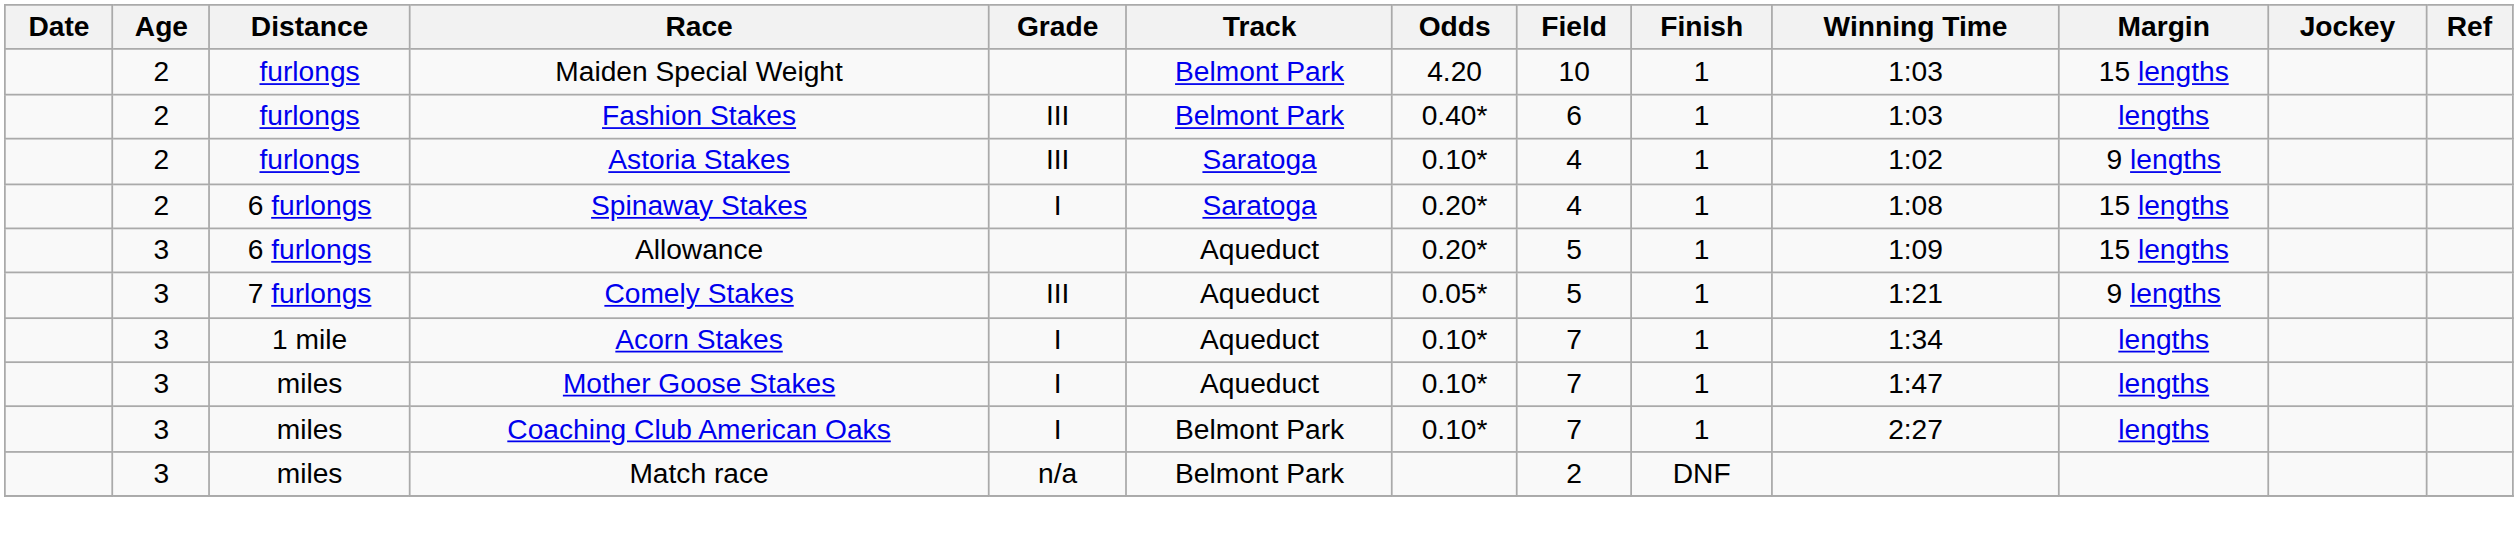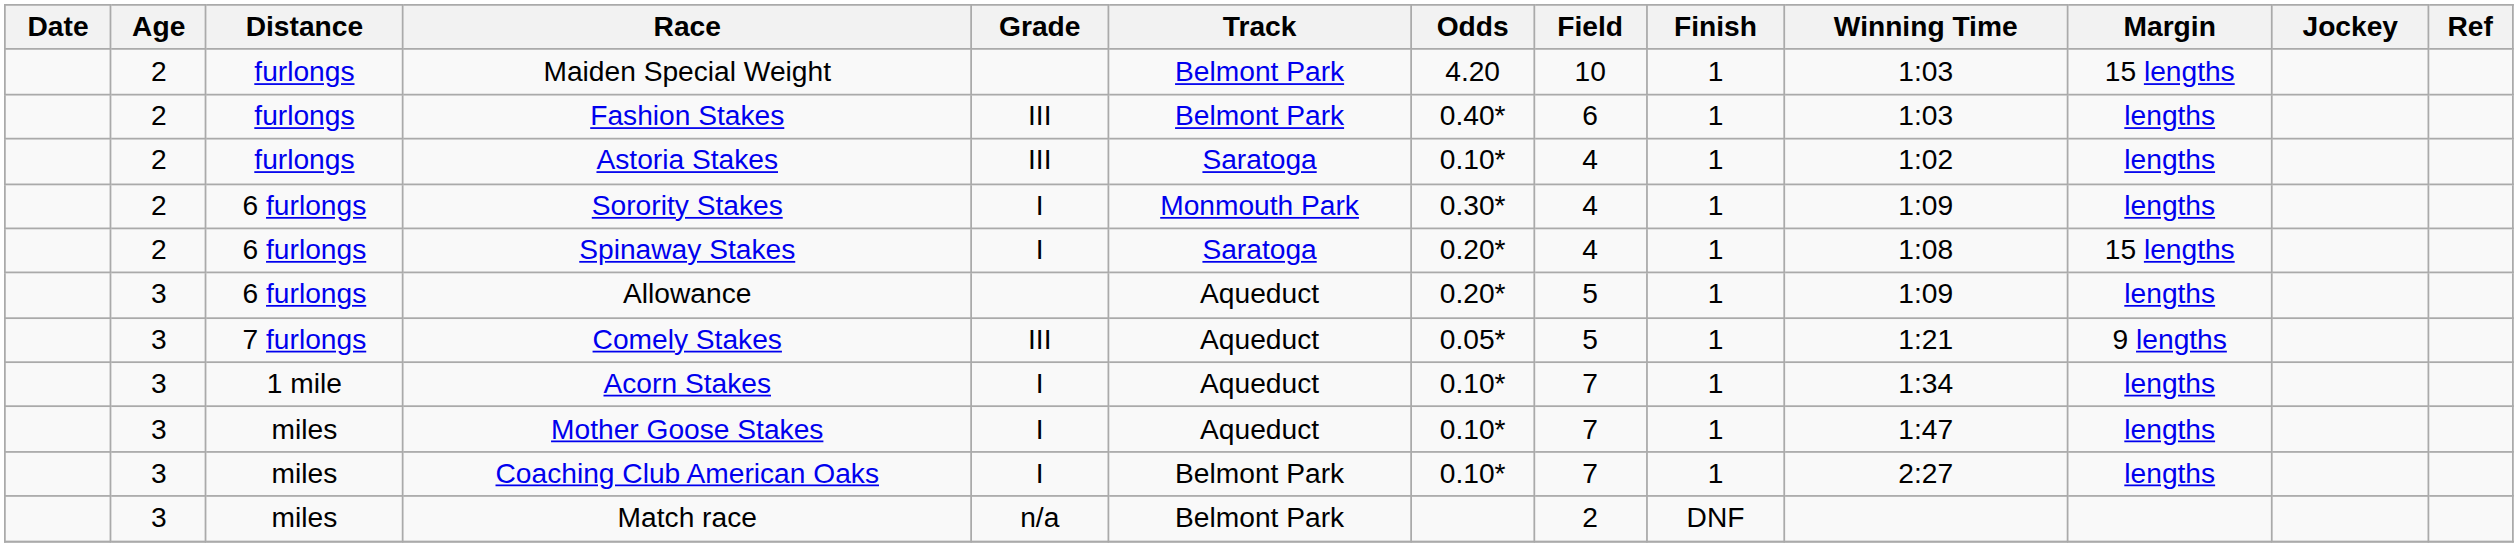(2164, 160) 9 lengths -> (2170, 160) lengths
+ row: (687, 205)
(2164, 250) 15 lengths -> (2170, 294) lengths
